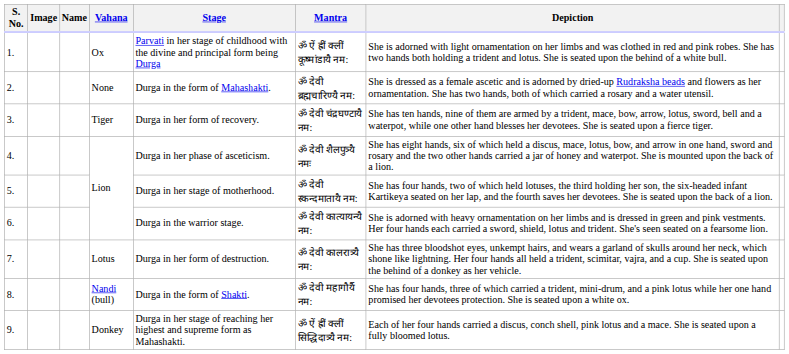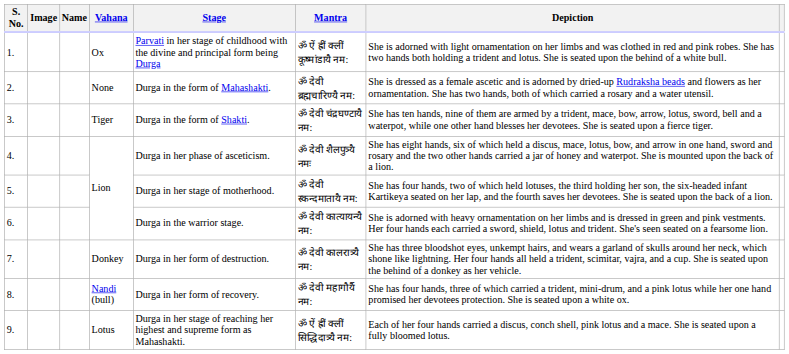(197, 120) Durga in her form of recovery. -> (193, 120) Durga in the form of Shakti.
(103, 259) Lotus -> (108, 259) Donkey
(193, 294) Durga in the form of Shakti. -> (197, 294) Durga in her form of recovery.
(108, 330) Donkey -> (103, 330) Lotus
